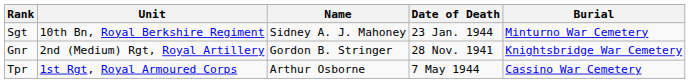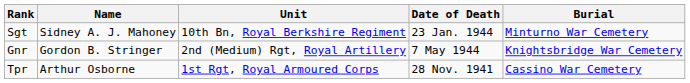columns swapped: (338, 14) <-> (152, 14)
(452, 51) 28 Nov. 1941 -> (445, 51) 7 May 1944
(445, 69) 7 May 1944 -> (452, 69) 28 Nov. 1941
